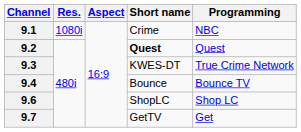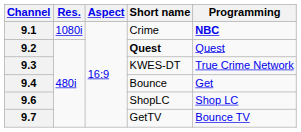(207, 30) normal -> (207, 30) bold
(223, 83) Bounce TV -> (204, 83) Get
(204, 118) Get -> (223, 118) Bounce TV
